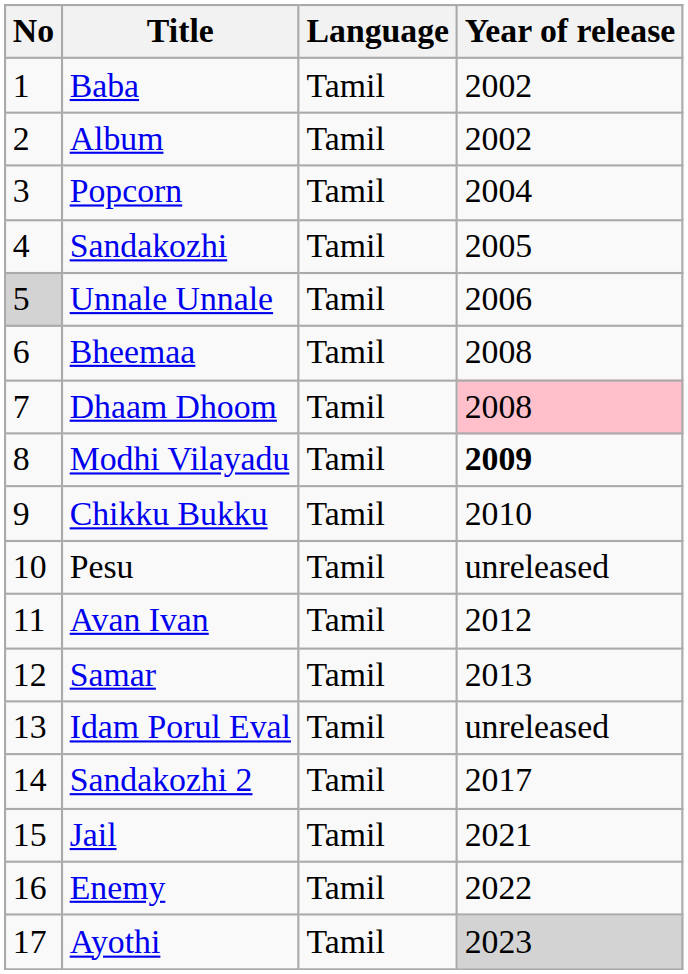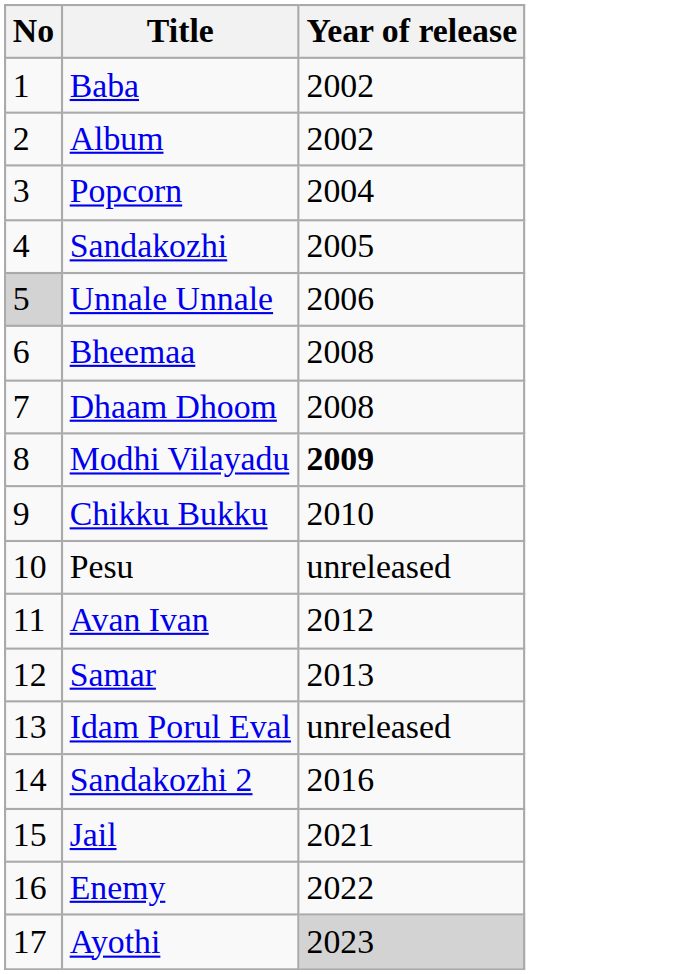- column: (378, 31)
(498, 406) pink background -> (340, 406) no background
(498, 780) 2017 -> (340, 780) 2016
